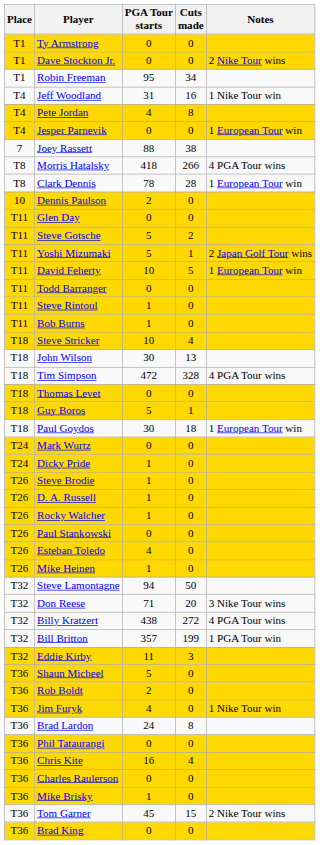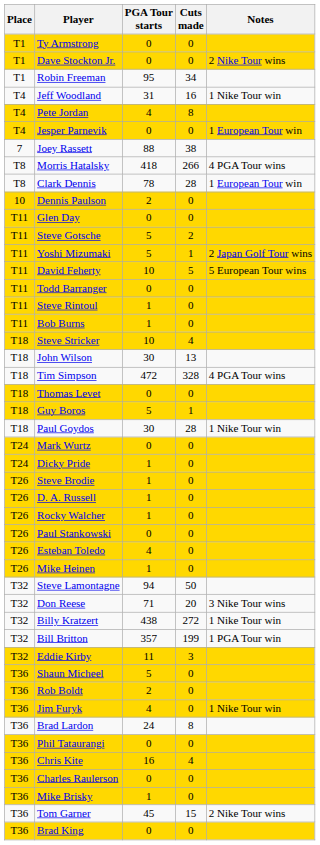(255, 270) 1 European Tour win -> (257, 270) 5 European Tour wins
(191, 428) 18 -> (191, 428) 28
(255, 428) 1 European Tour win -> (245, 428) 1 Nike Tour win
(247, 620) 4 PGA Tour wins -> (245, 620) 1 Nike Tour win
